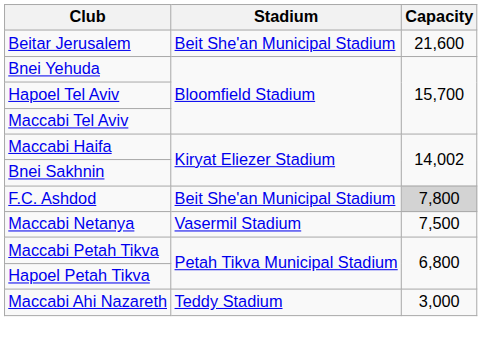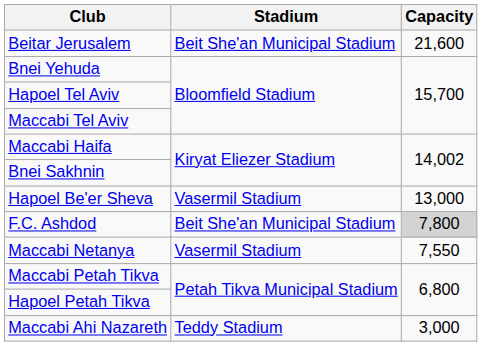+ row: (81, 198)
(439, 224) 7,500 -> (439, 250) 7,550
